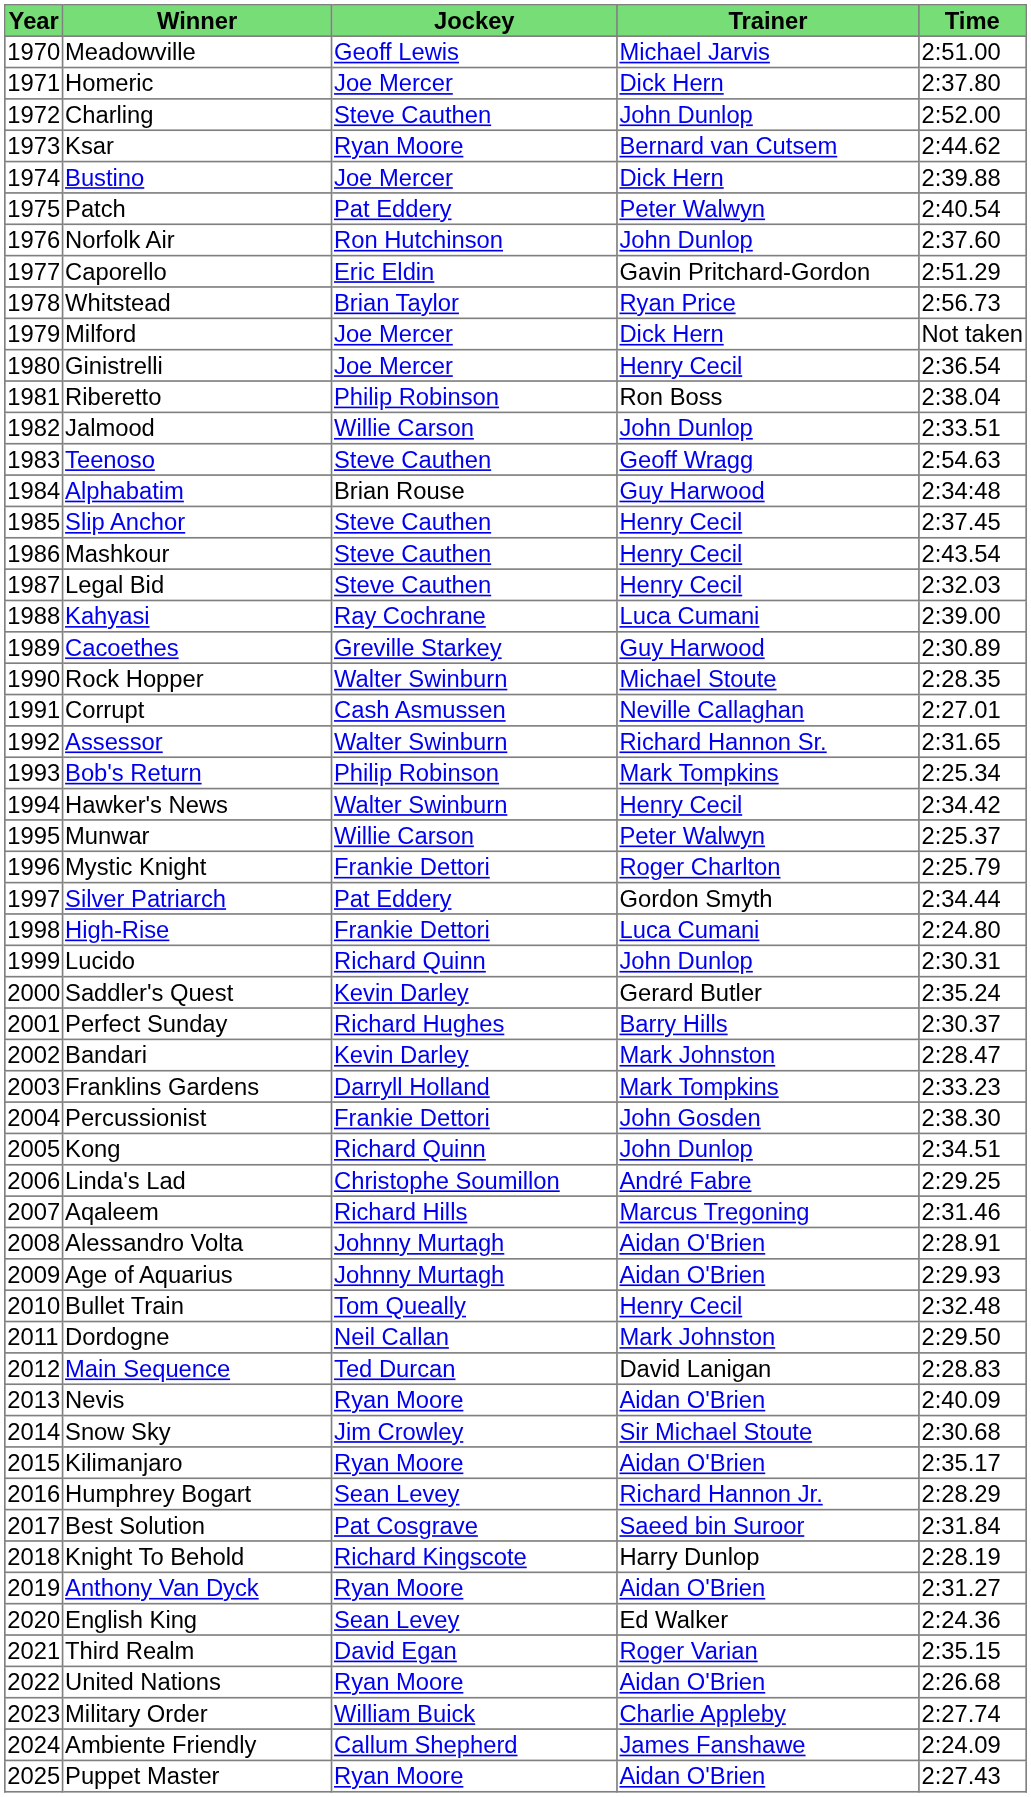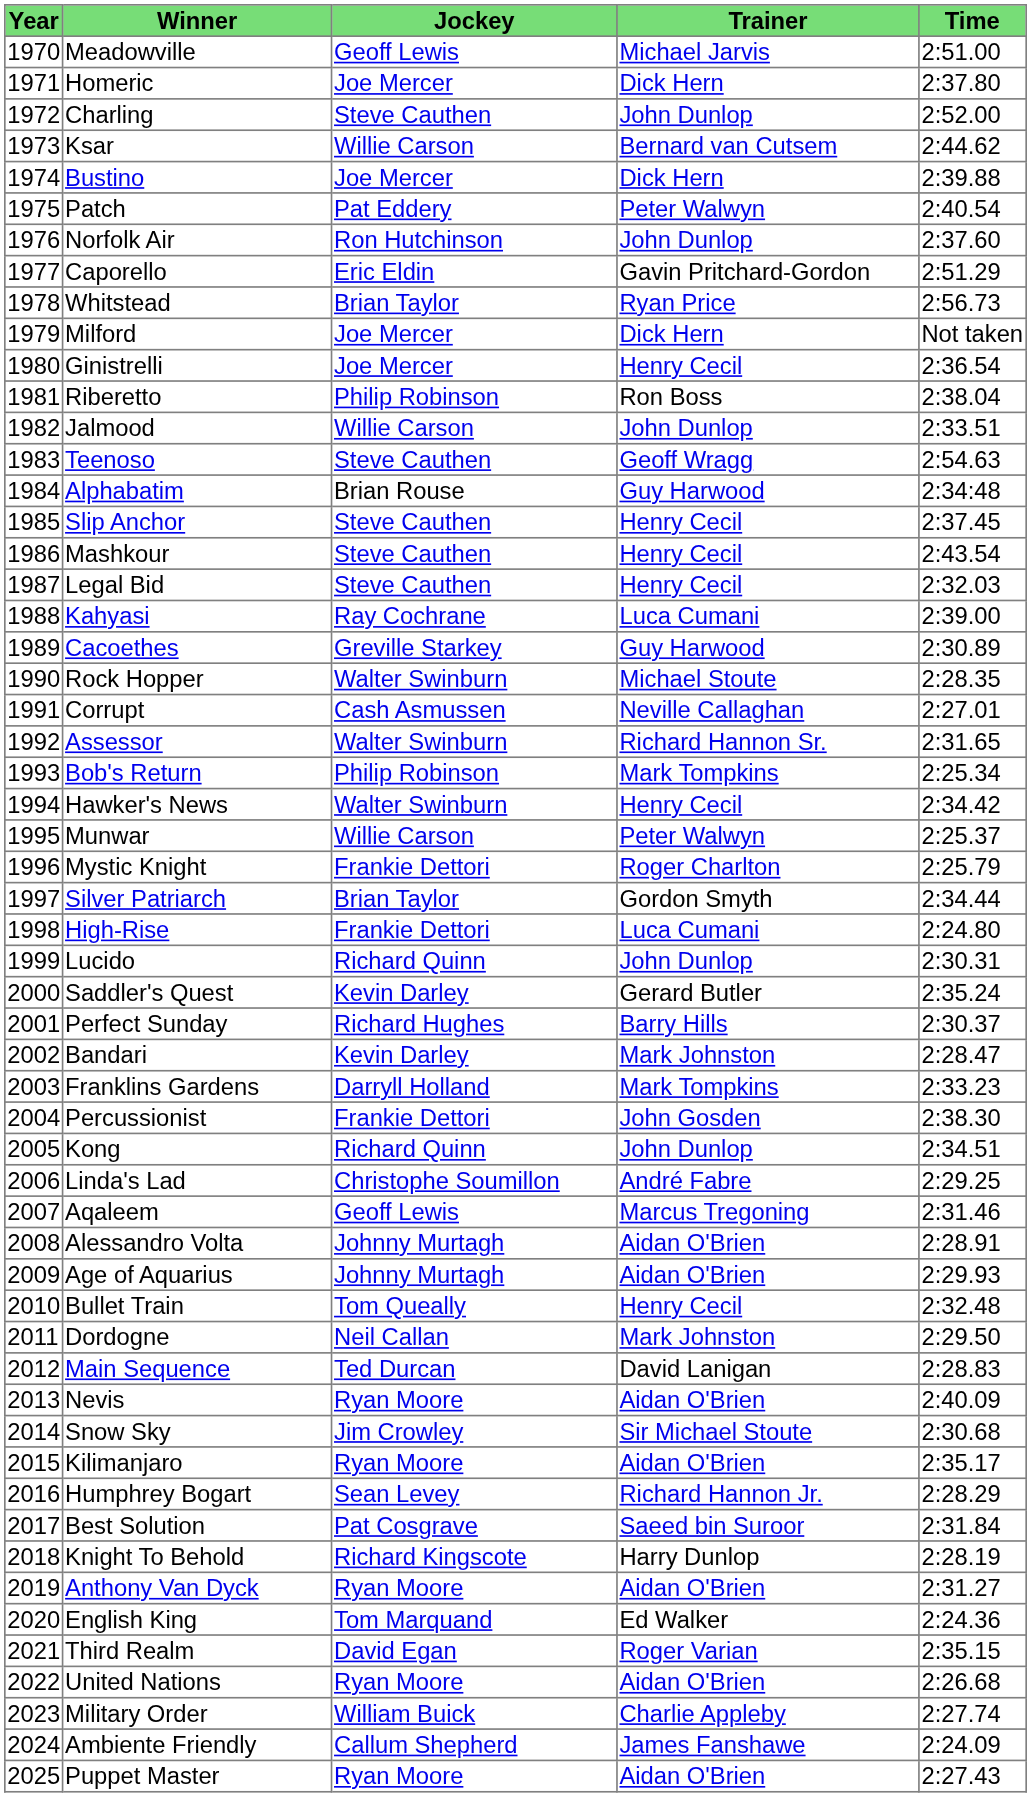(399, 146) Ryan Moore -> (404, 146) Willie Carson
(393, 898) Pat Eddery -> (396, 898) Brian Taylor
(401, 1212) Richard Hills -> (397, 1212) Geoff Lewis
(397, 1619) Sean Levey -> (413, 1619) Tom Marquand
